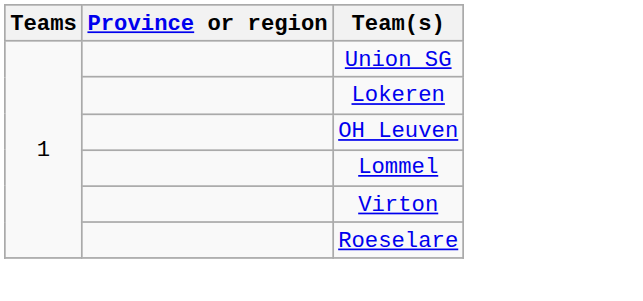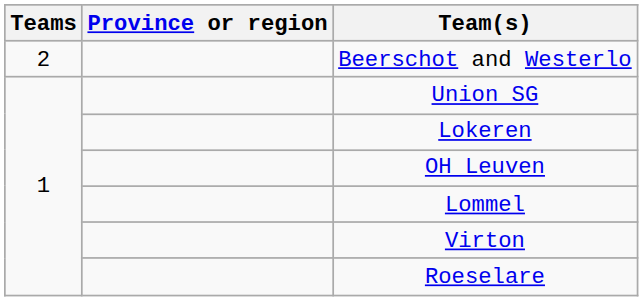+ row: (485, 59)
